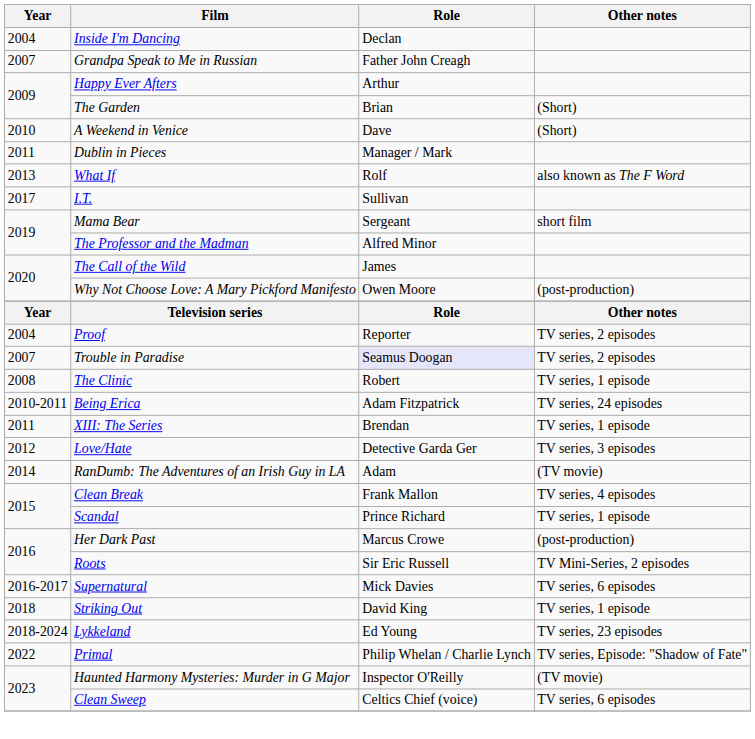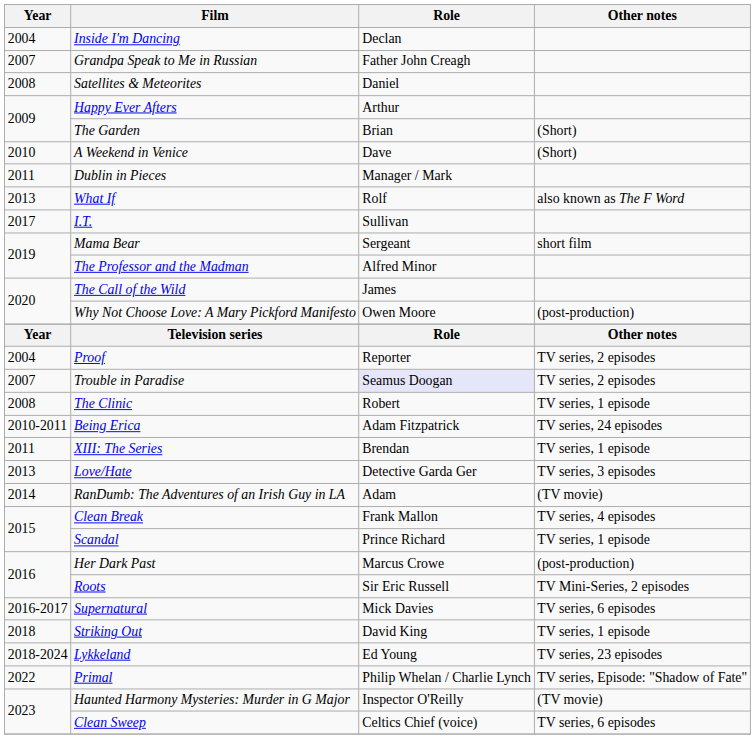+ row: (138, 84)
(22, 449) 2012 -> (22, 472) 2013
